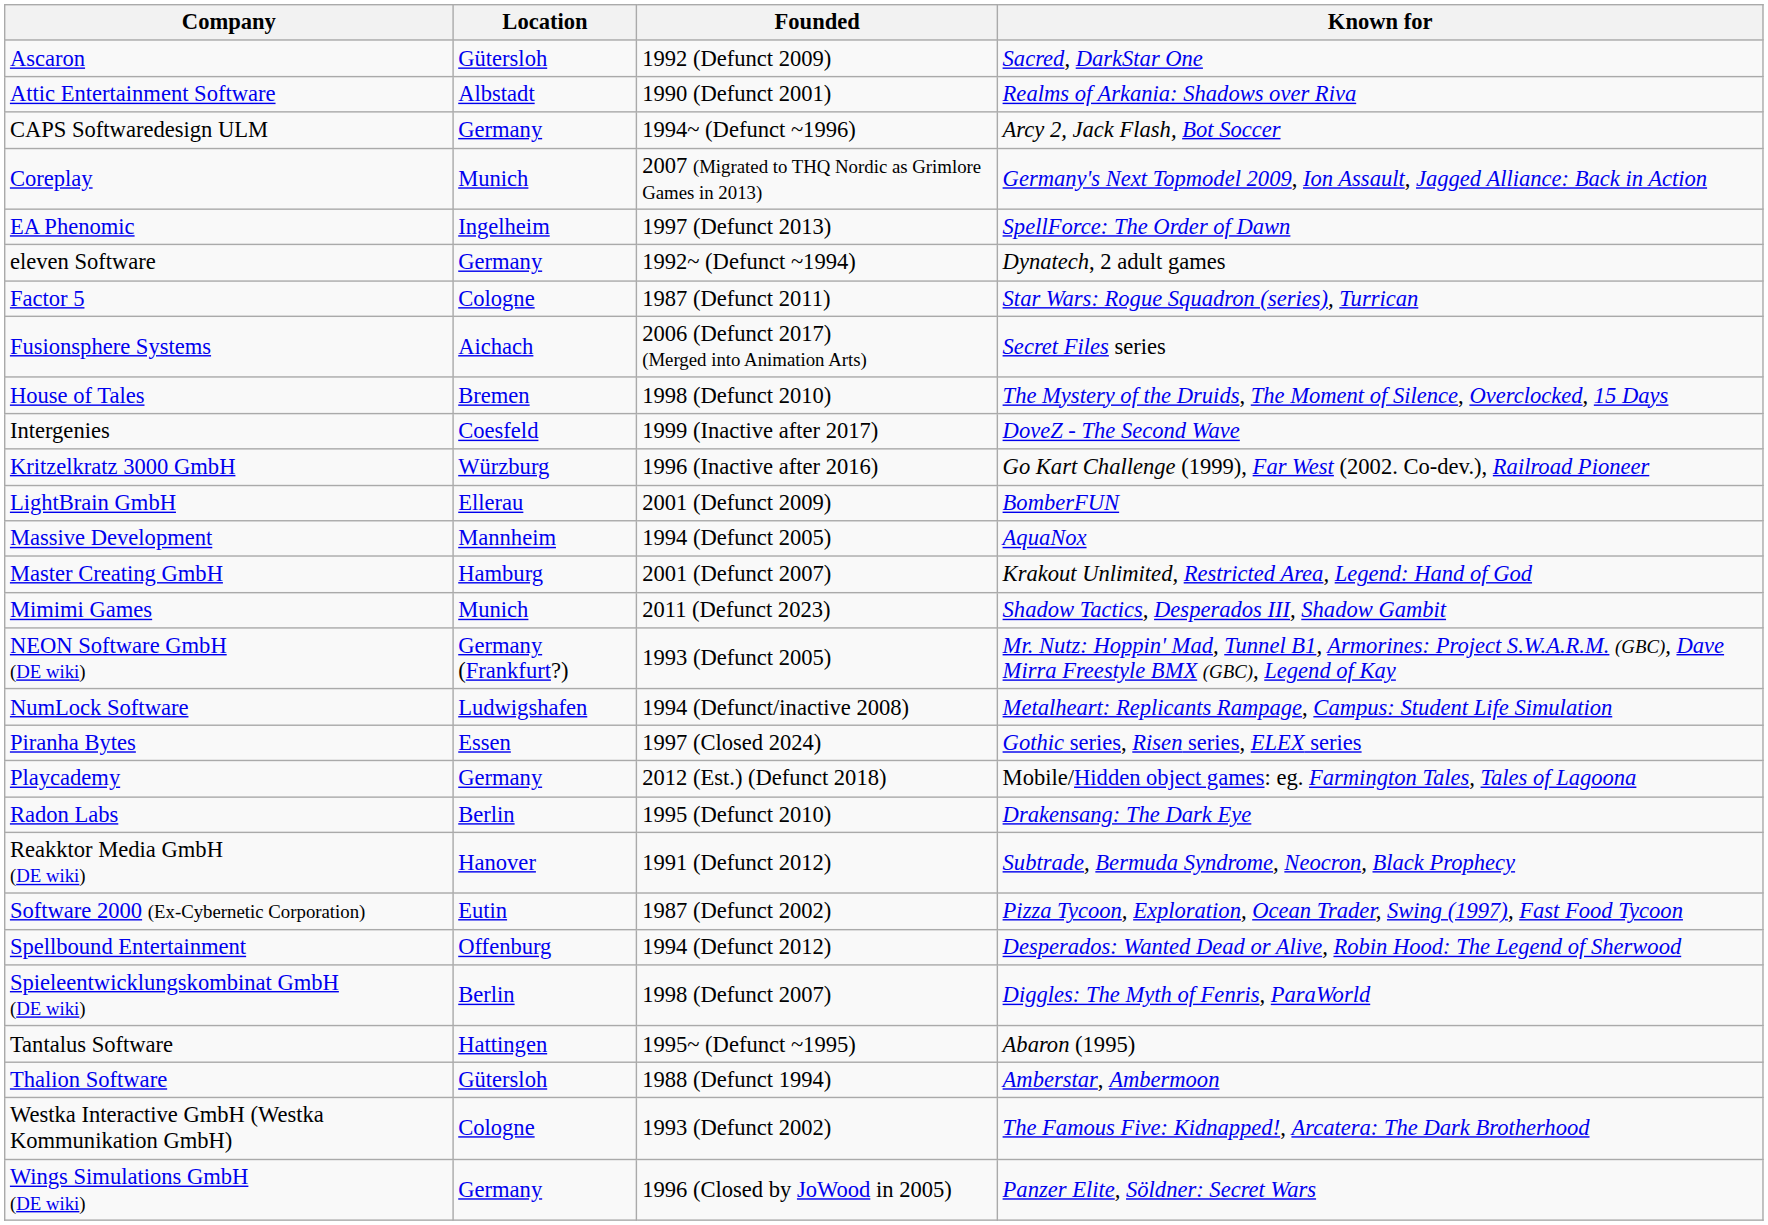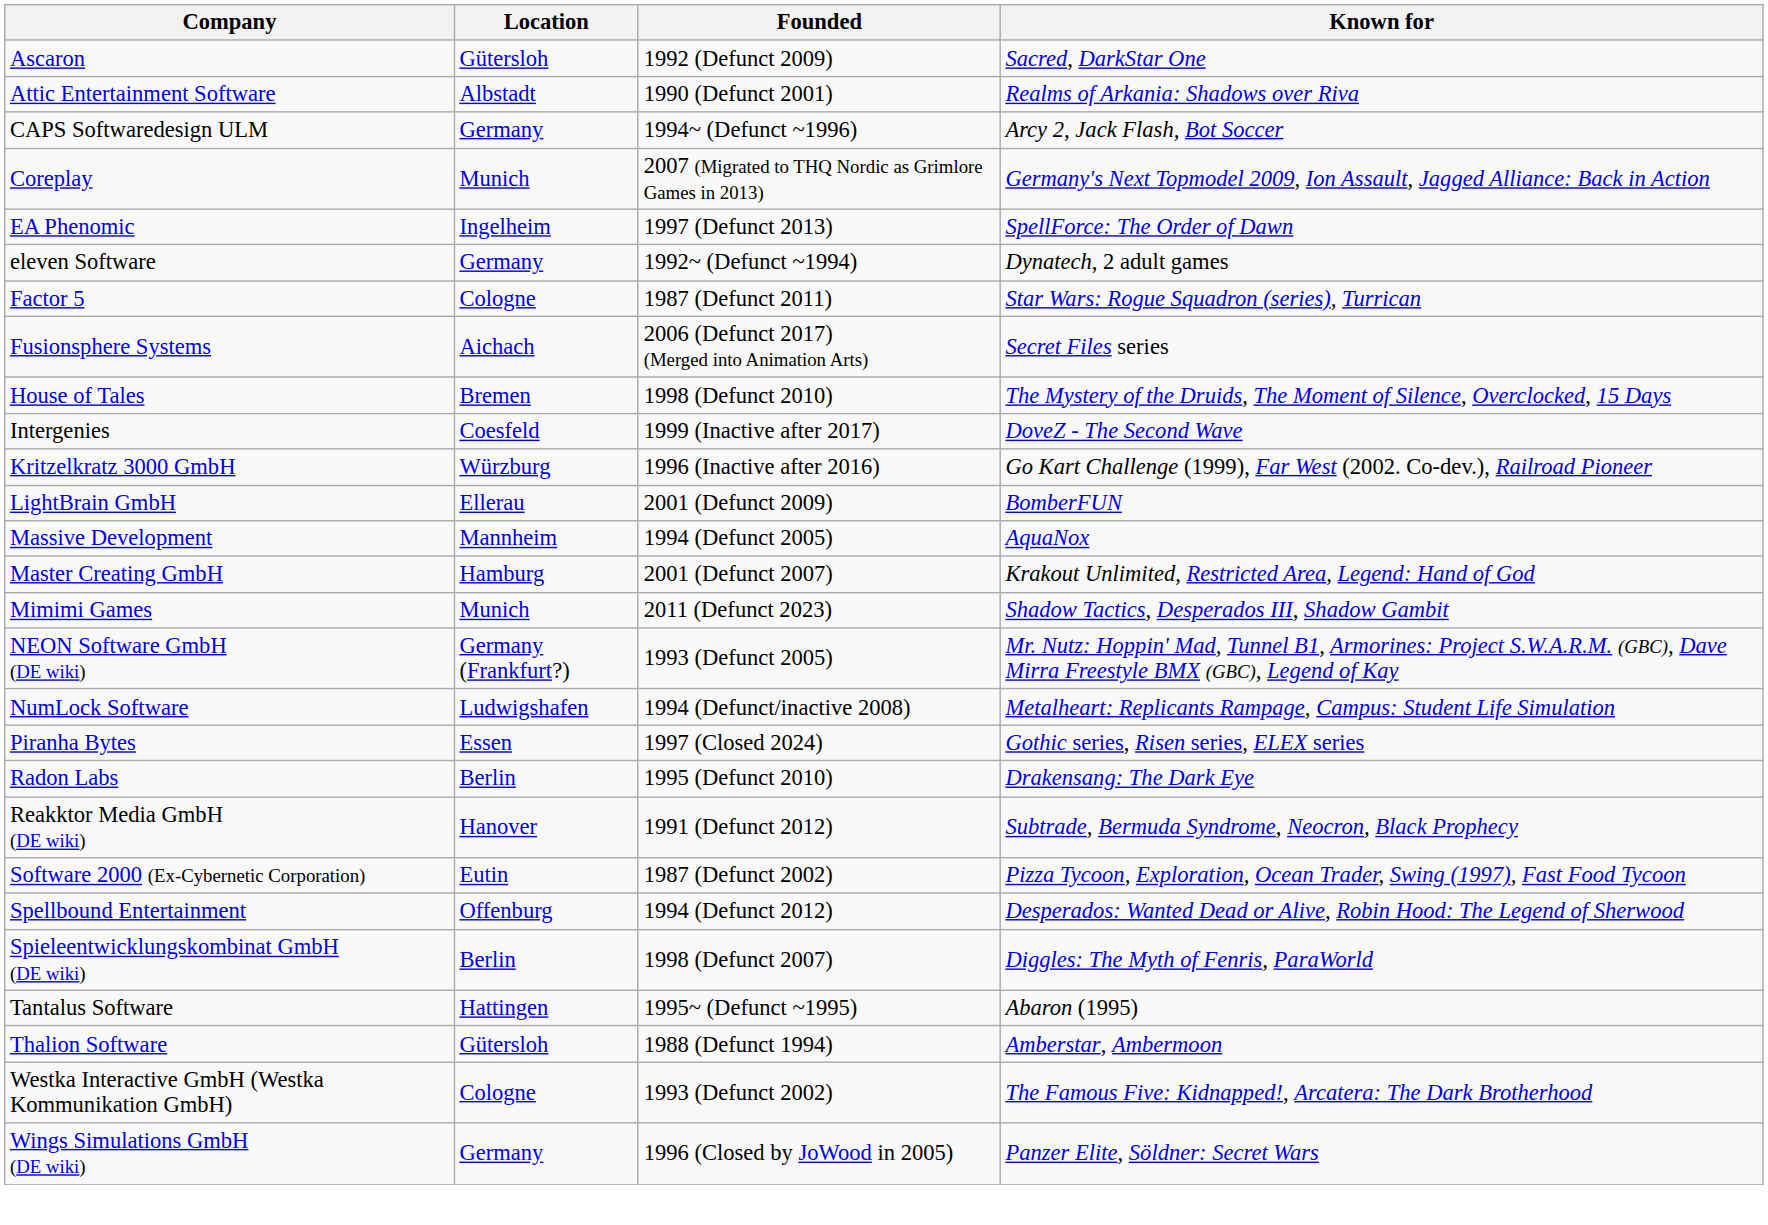- row: (65, 778)
